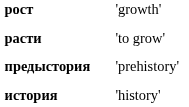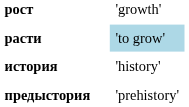(140, 38) no background -> (140, 38) lightblue background
rows swapped: (31, 95) <-> (47, 66)
